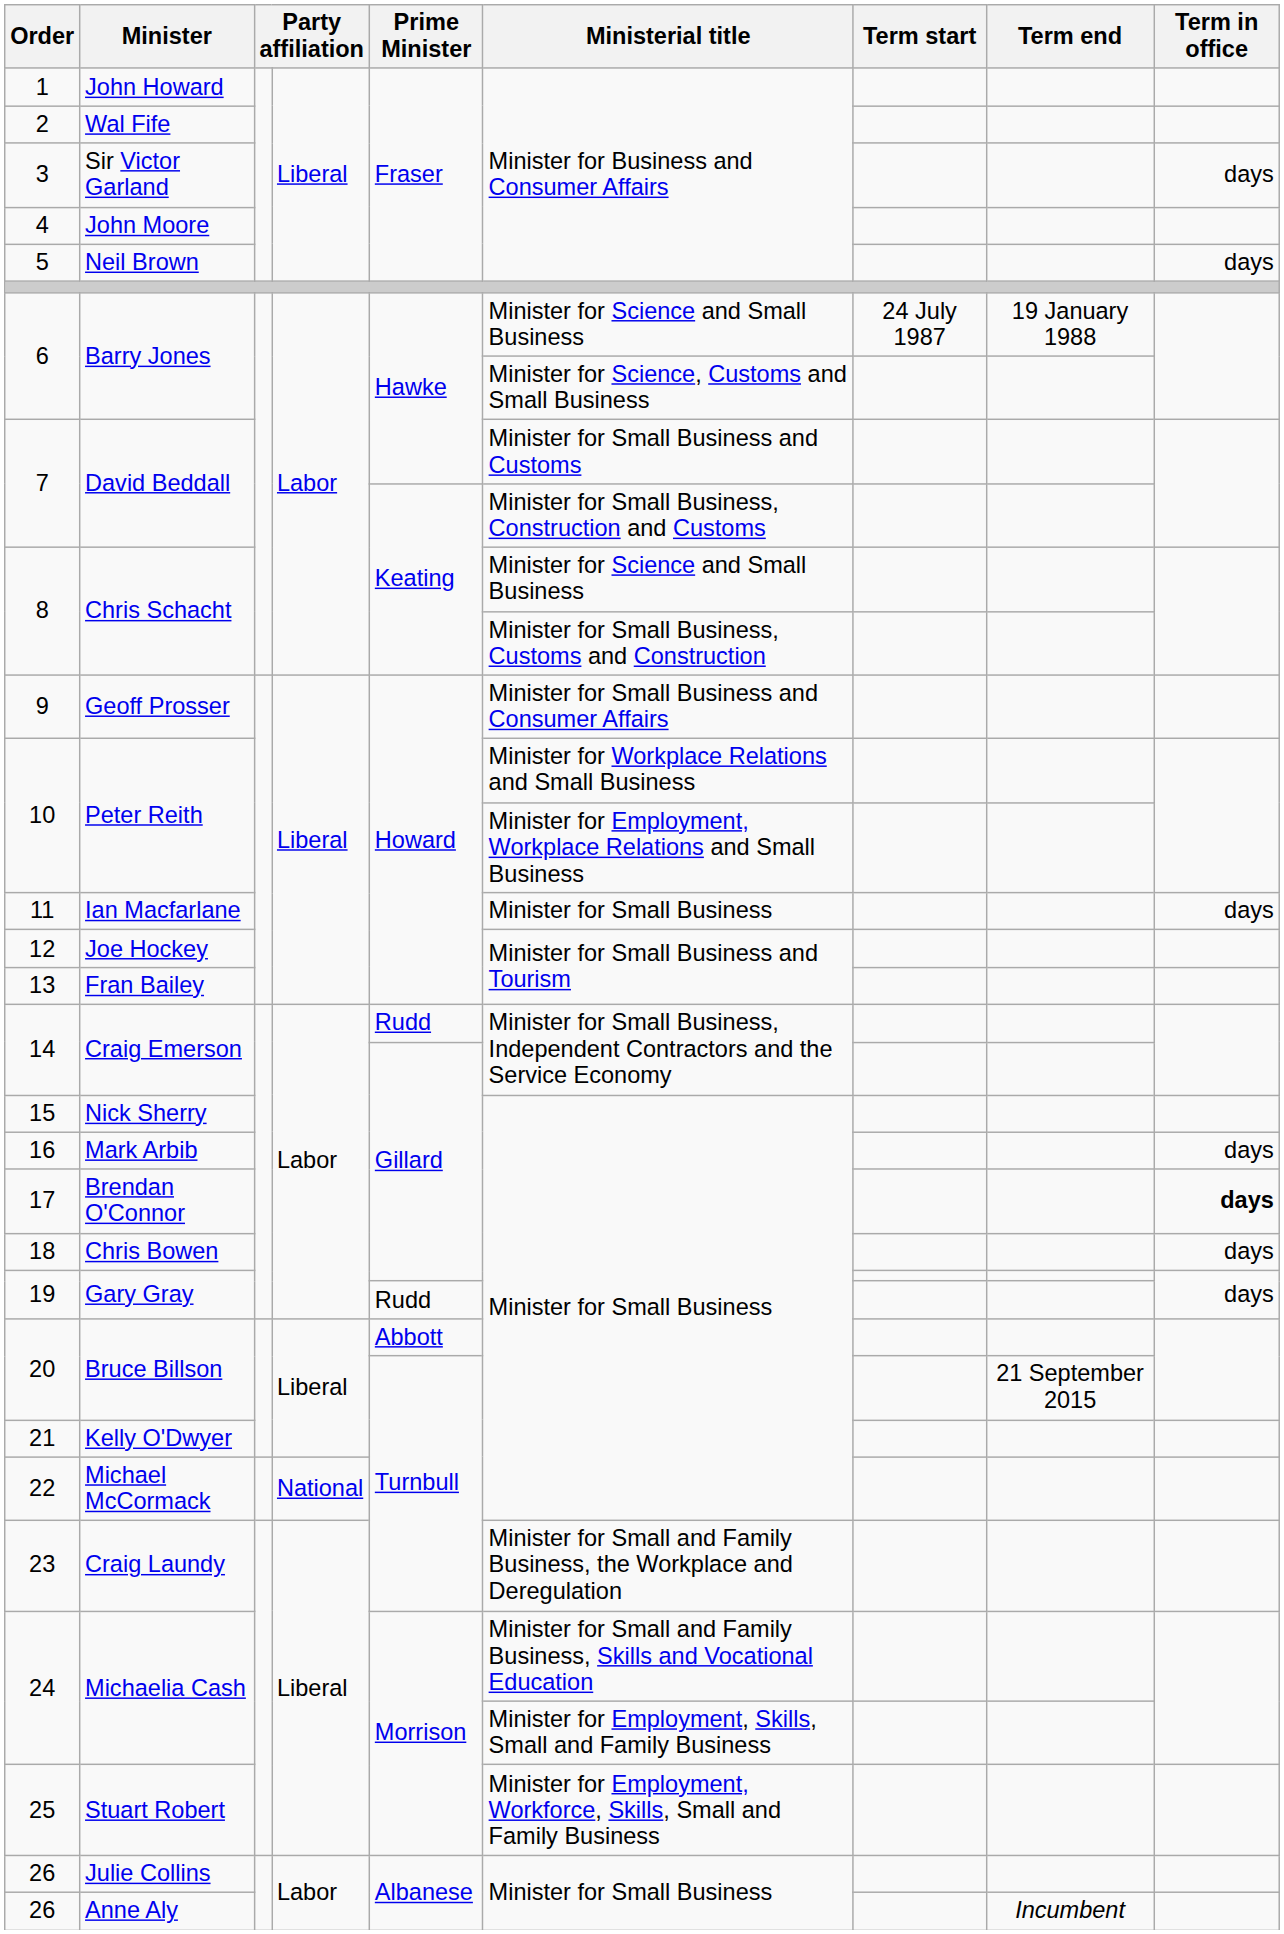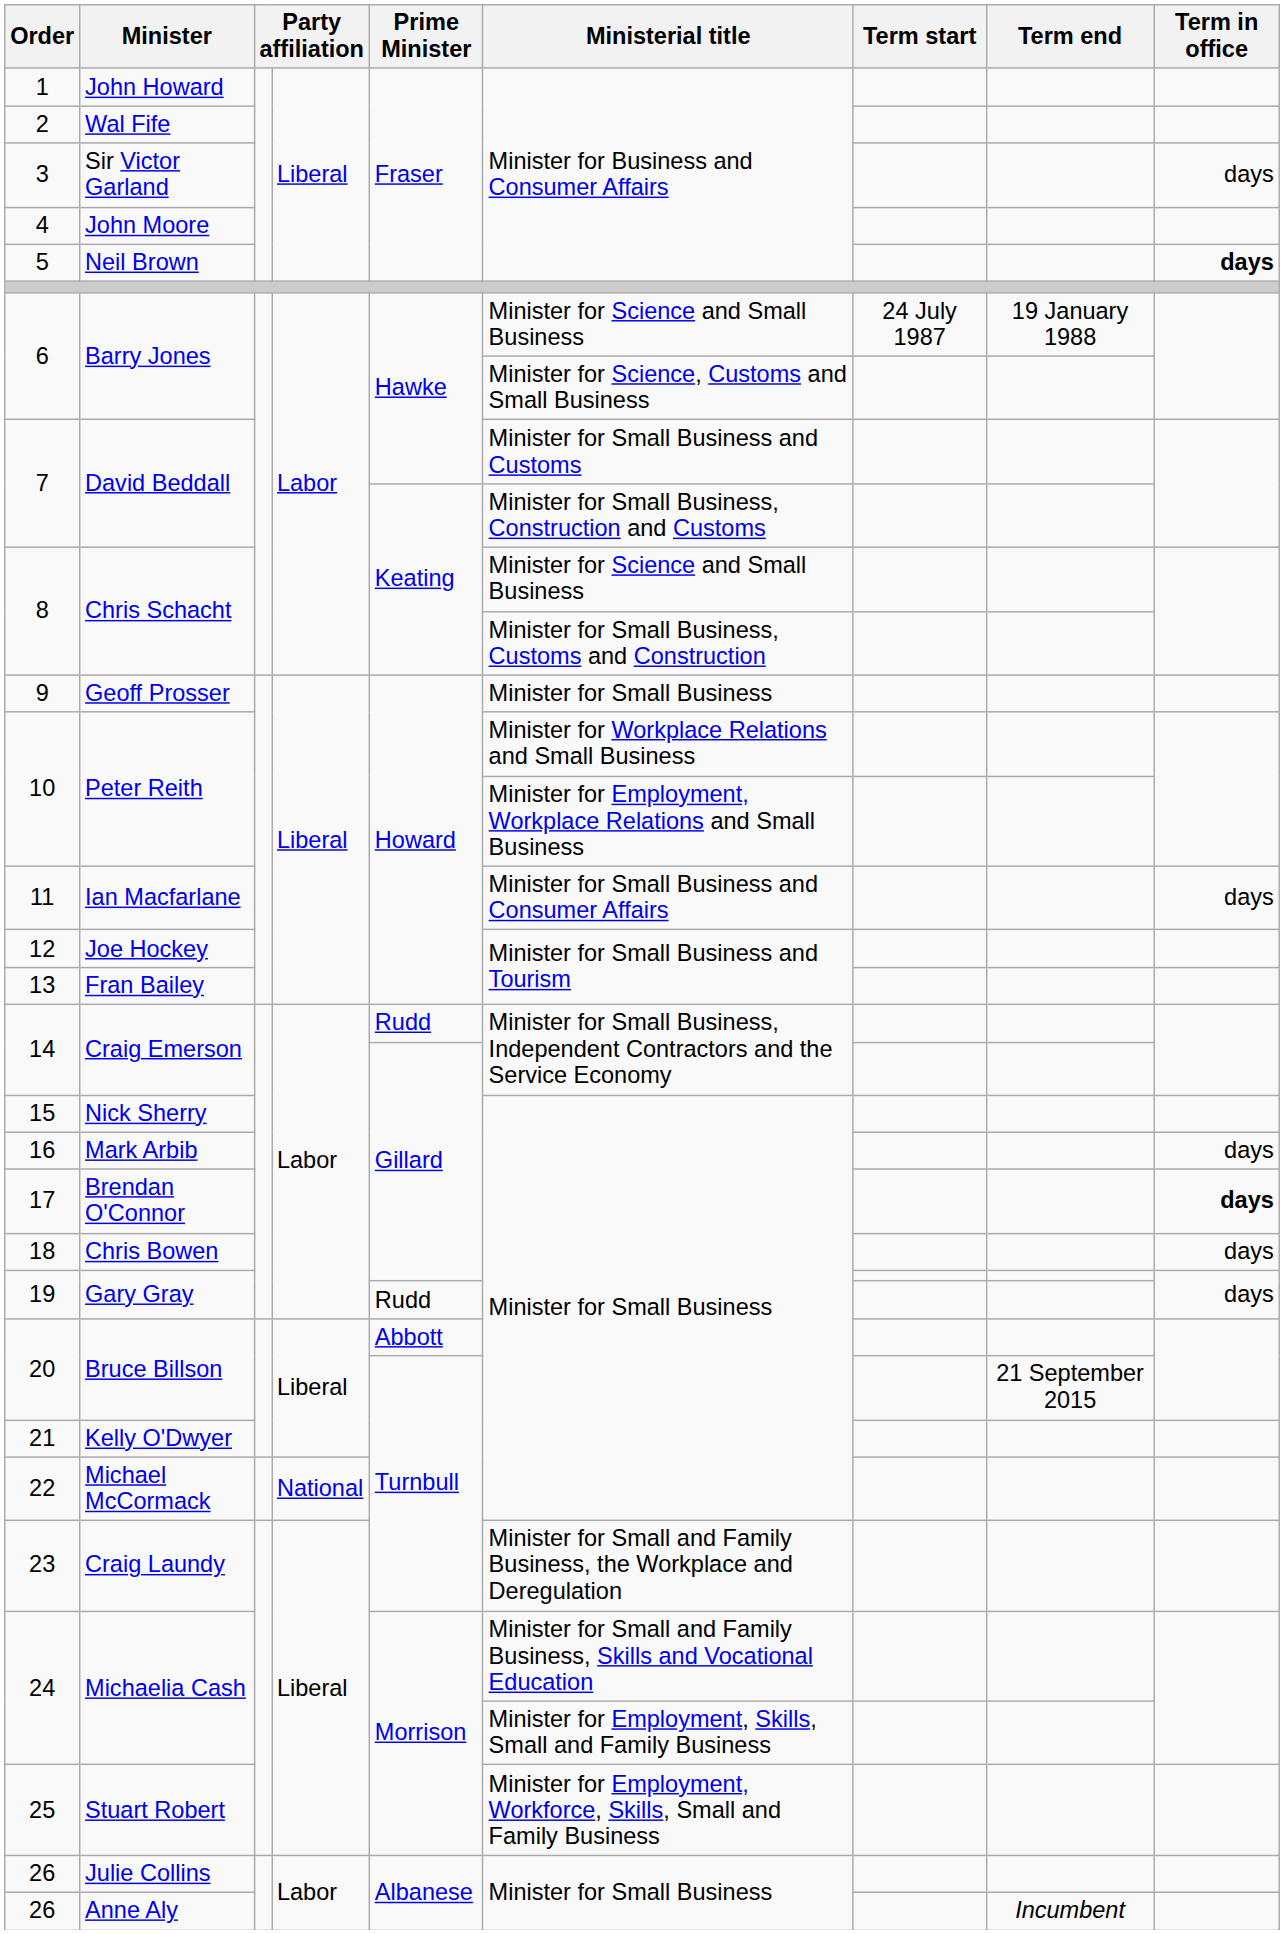(1249, 262) normal -> (1247, 262) bold
(653, 706) Minister for Small Business and Consumer Affairs -> (630, 693) Minister for Small Business
(630, 911) Minister for Small Business -> (653, 897) Minister for Small Business and Consumer Affairs
